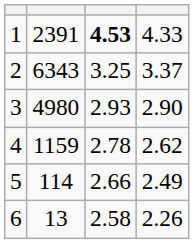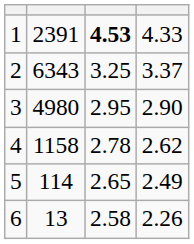(110, 107) 2.93 -> (110, 107) 2.95
(56, 144) 1159 -> (56, 144) 1158
(110, 181) 2.66 -> (110, 181) 2.65
